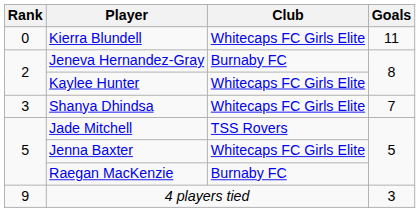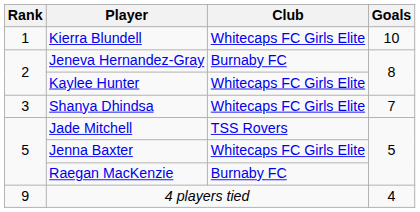(25, 38) 0 -> (25, 38) 1
(391, 38) 11 -> (391, 38) 10
(391, 196) 3 -> (391, 196) 4
